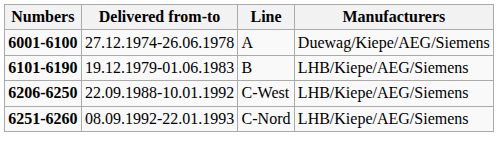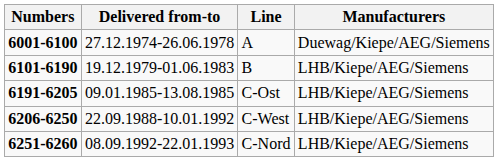+ row: (261, 93)
